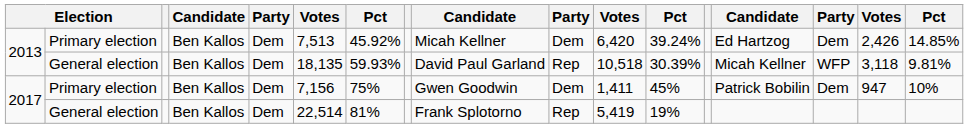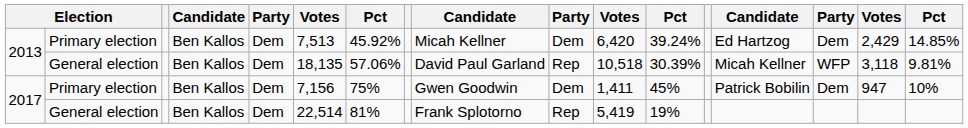(880, 40) 2,426 -> (880, 40) 2,429
(375, 64) 59.93% -> (375, 64) 57.06%
